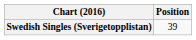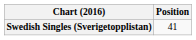(173, 27) 39 -> (173, 27) 41
